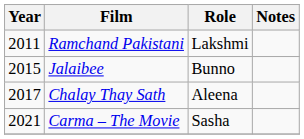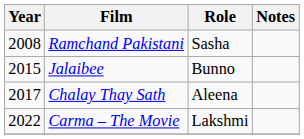(24, 43) 2011 -> (25, 43) 2008
(220, 43) Lakshmi -> (211, 43) Sasha
(25, 120) 2021 -> (25, 120) 2022
(211, 120) Sasha -> (220, 120) Lakshmi
